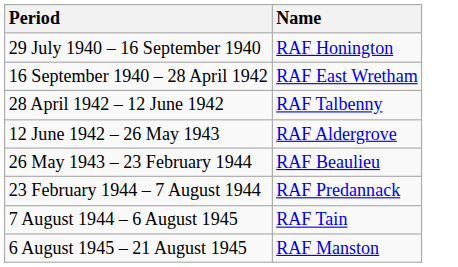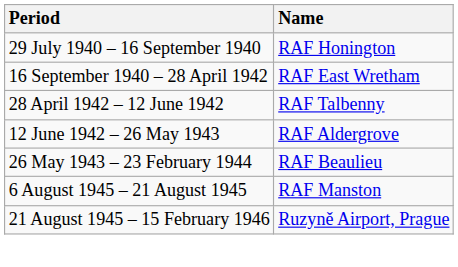- row: (135, 190)
- row: (123, 219)
+ row: (139, 219)
